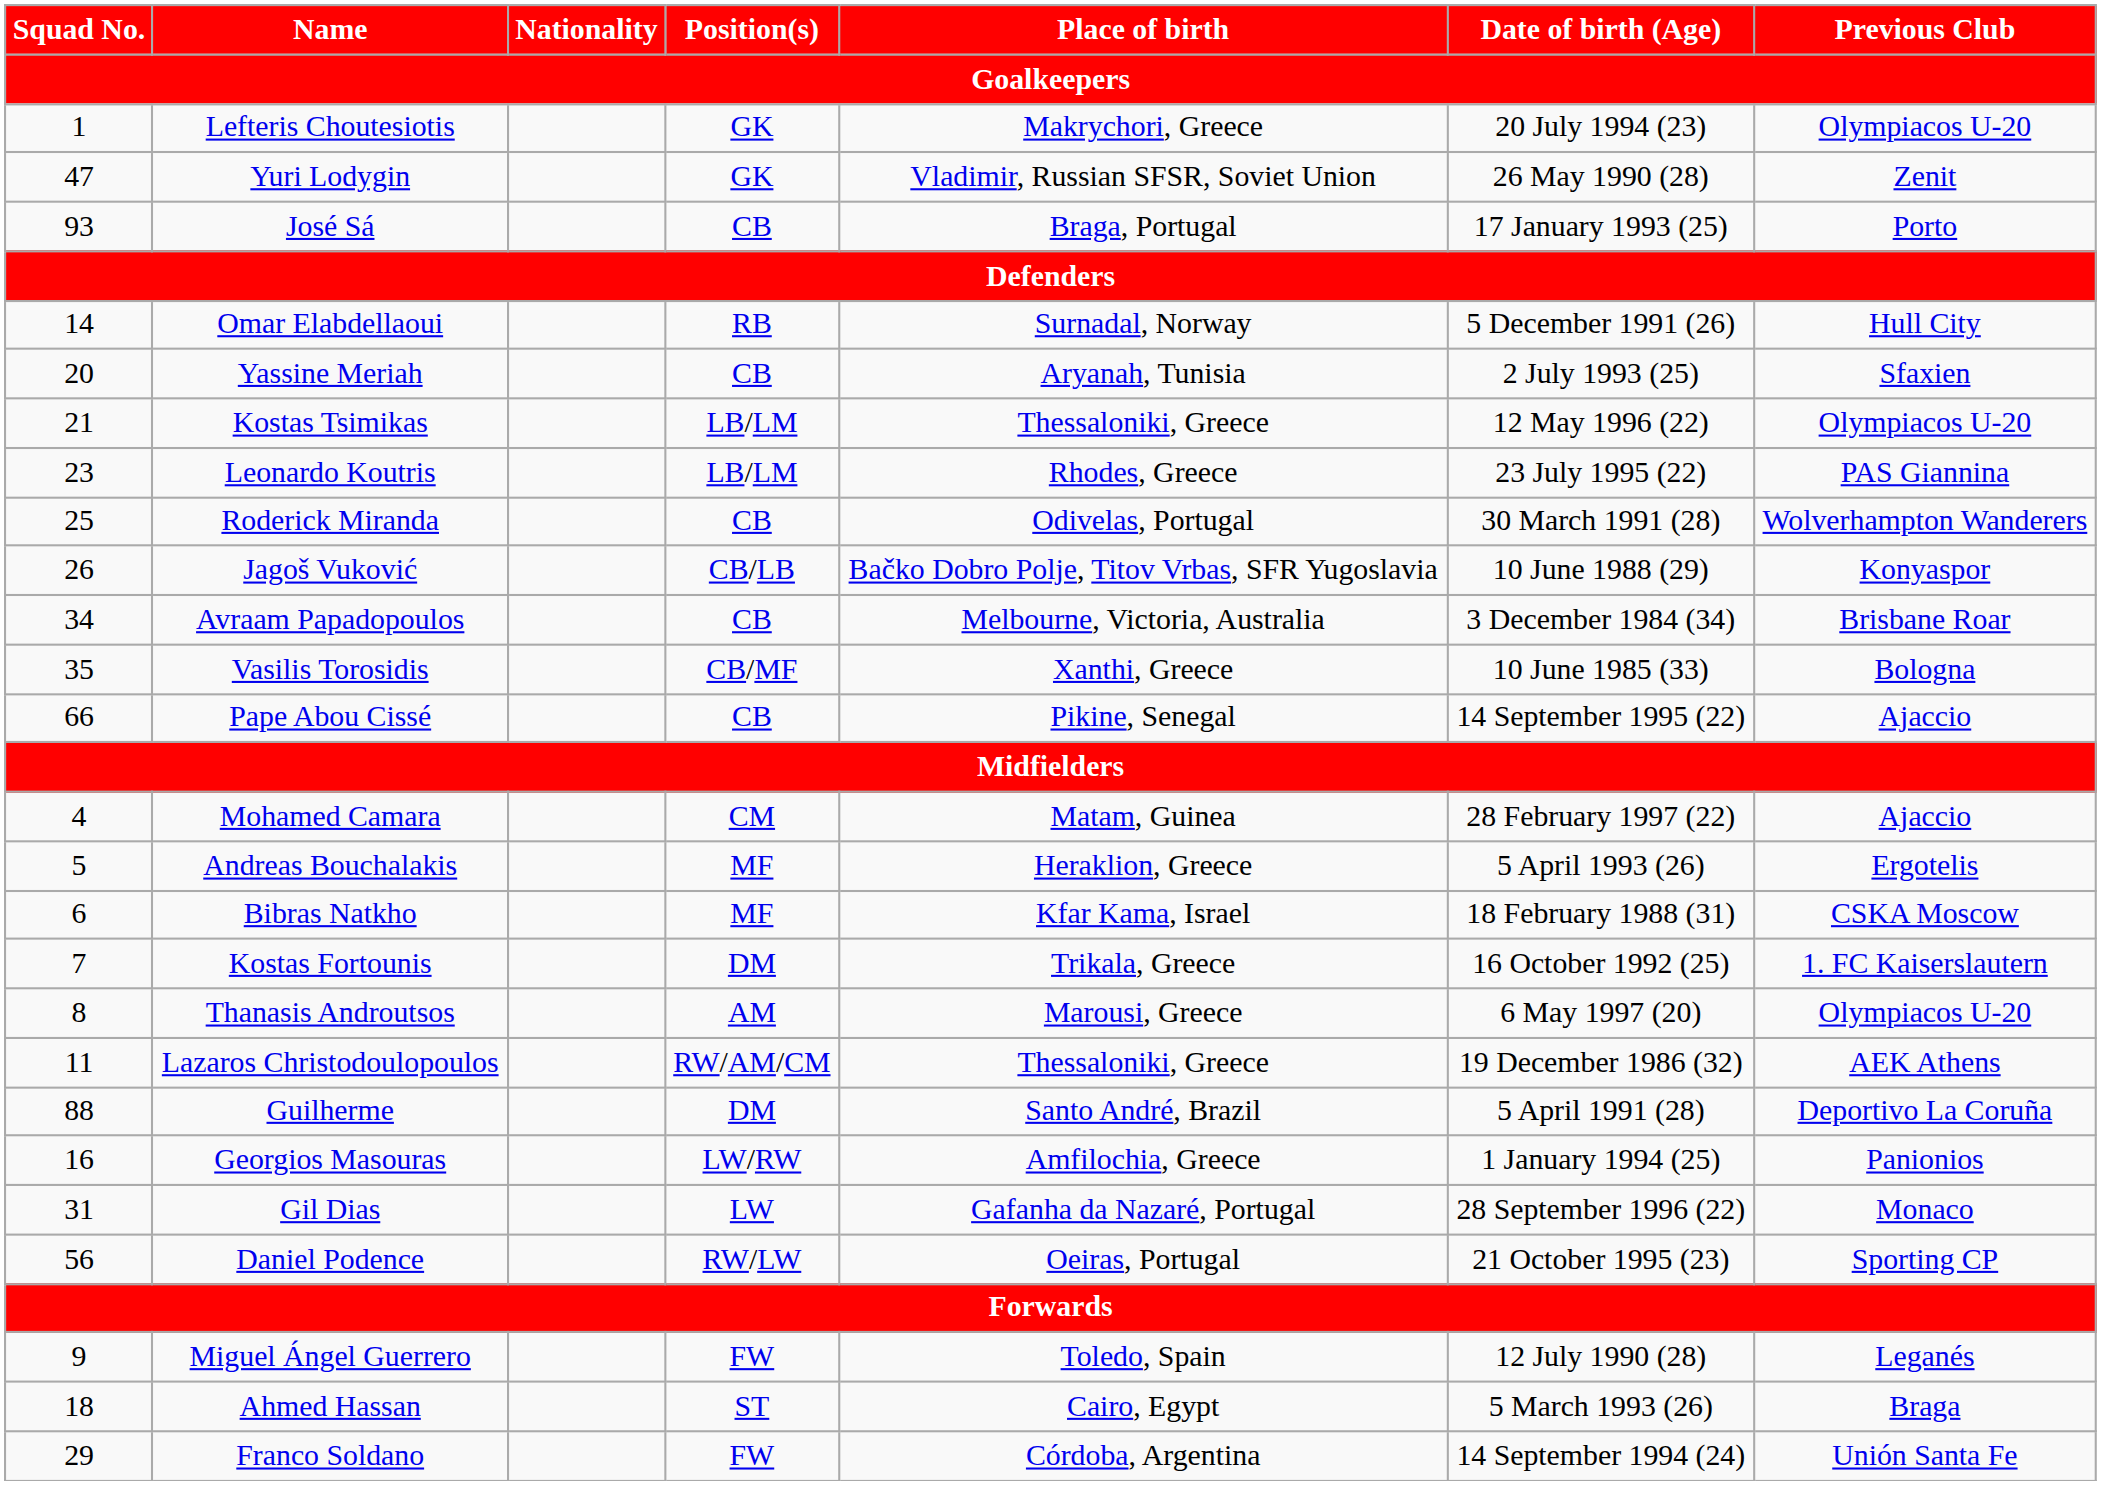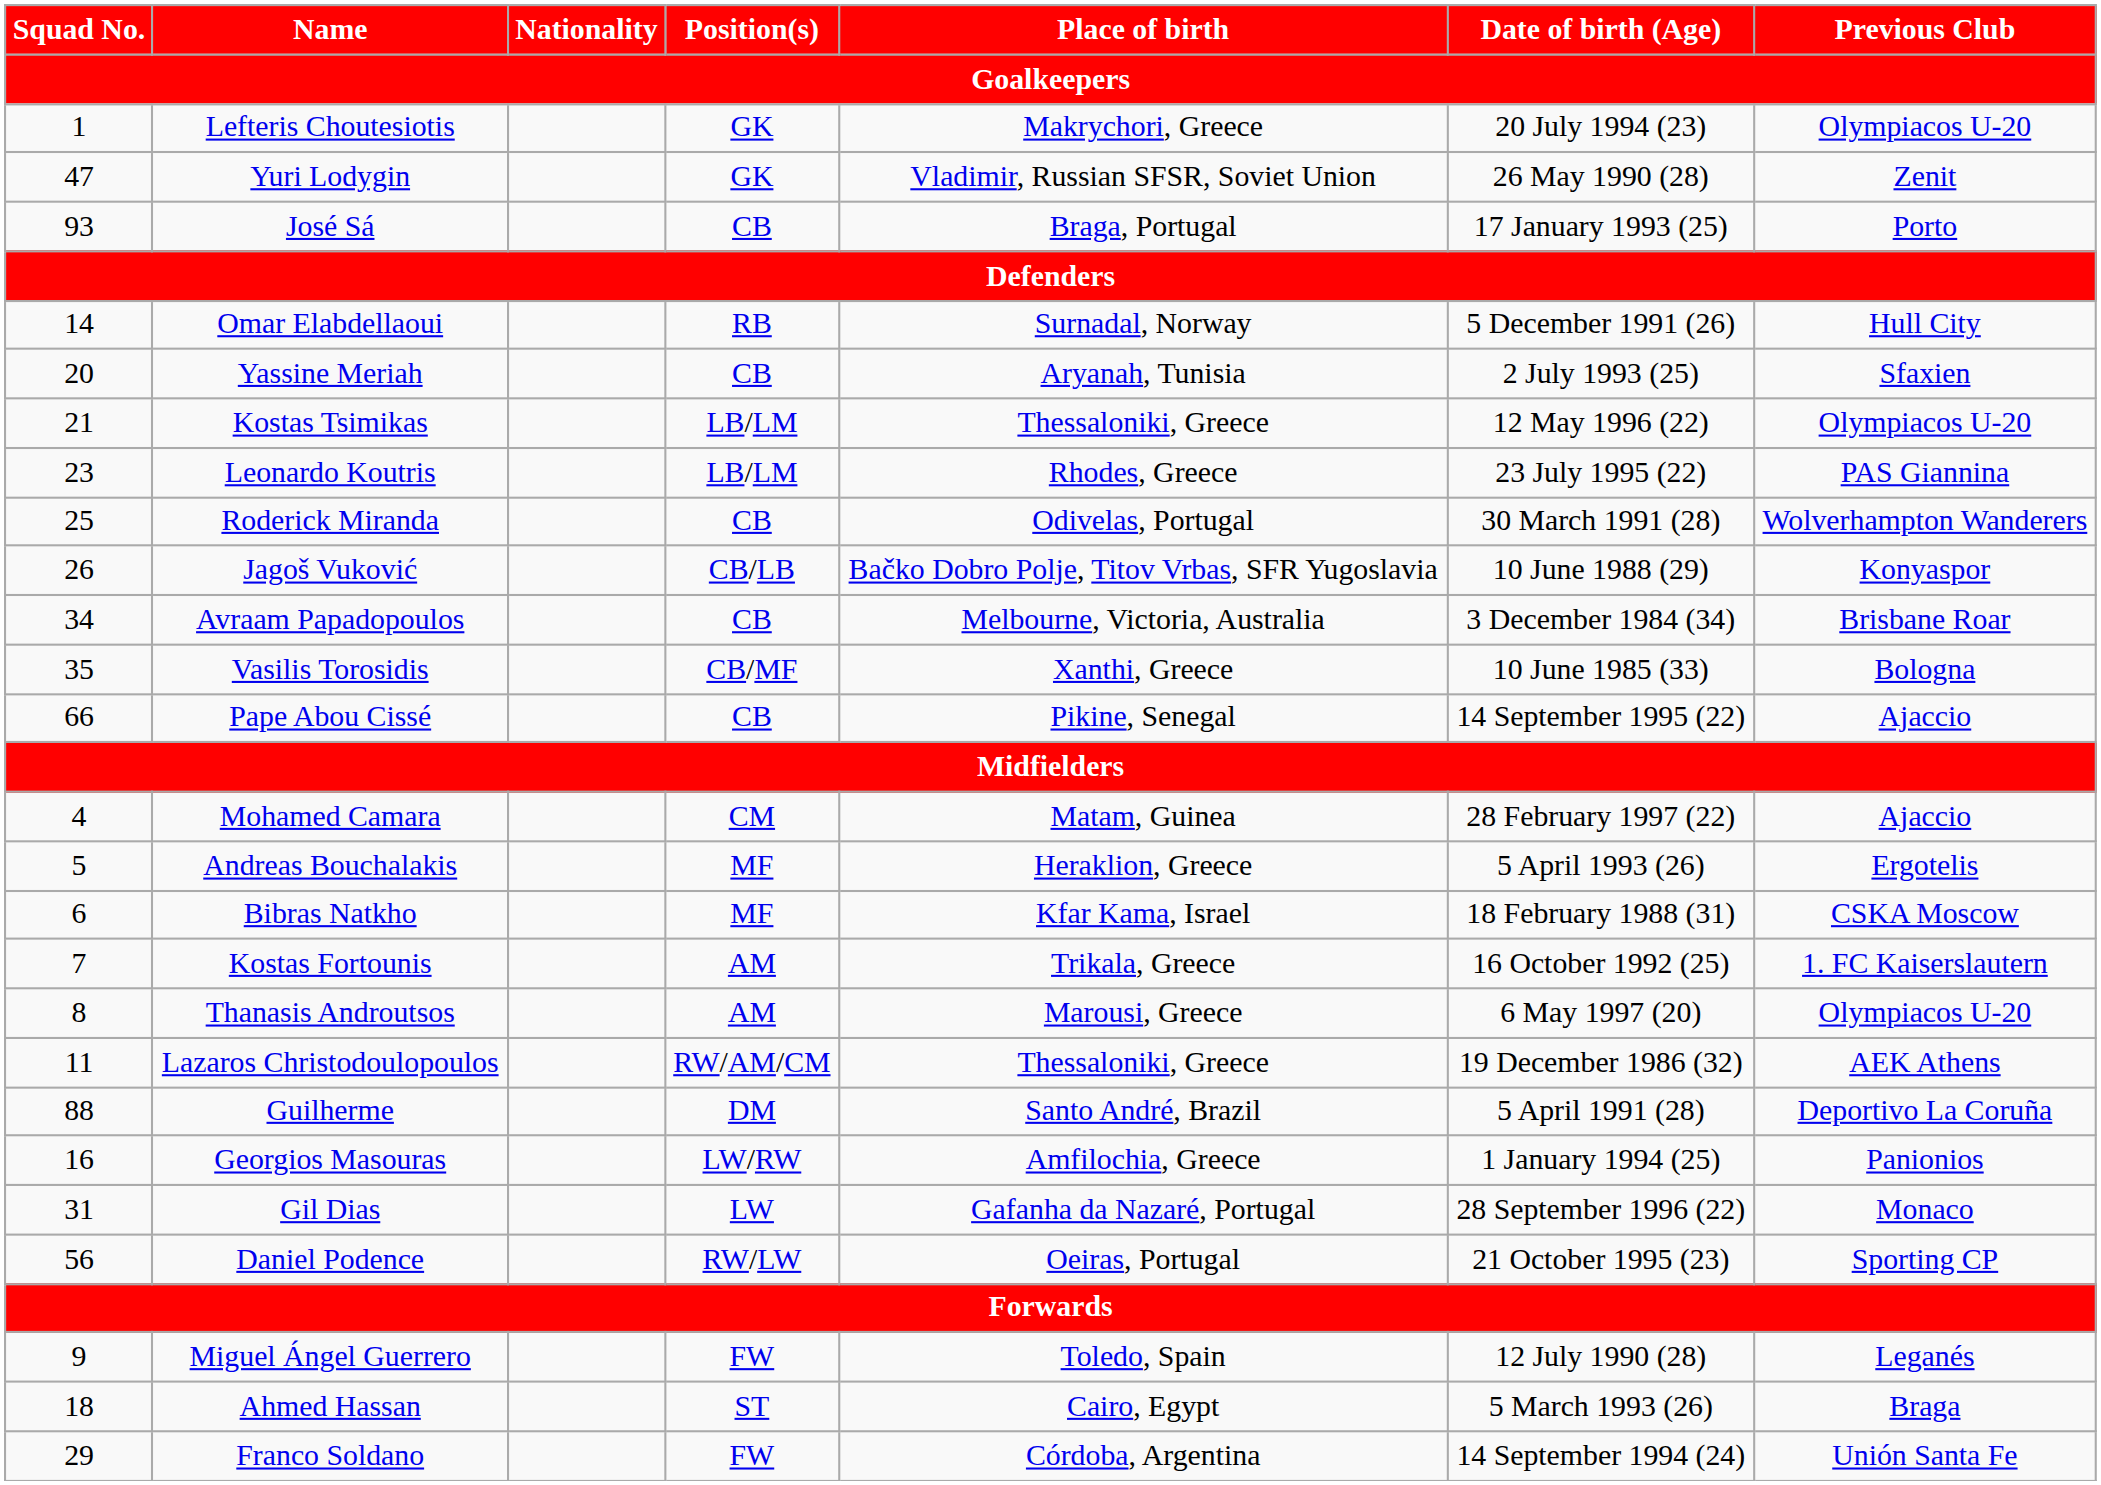(752, 963) DM -> (752, 963) AM
